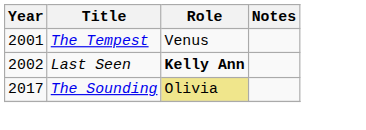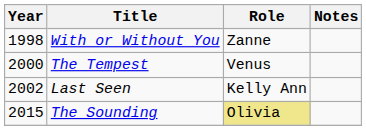+ row: (135, 41)
(26, 41) 2001 -> (26, 65) 2000
(205, 65) bold -> (267, 89) normal
(26, 89) 2017 -> (26, 113) 2015
